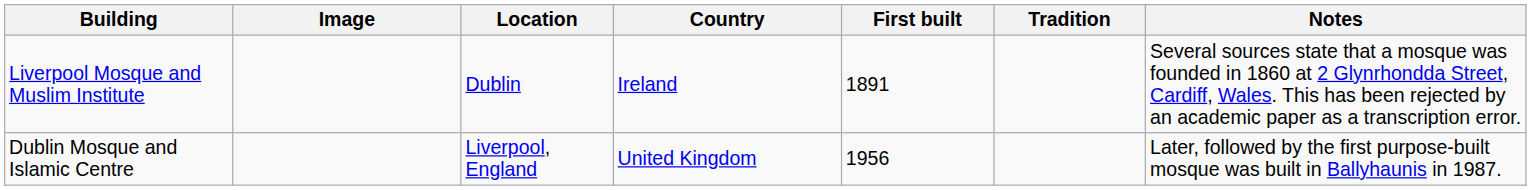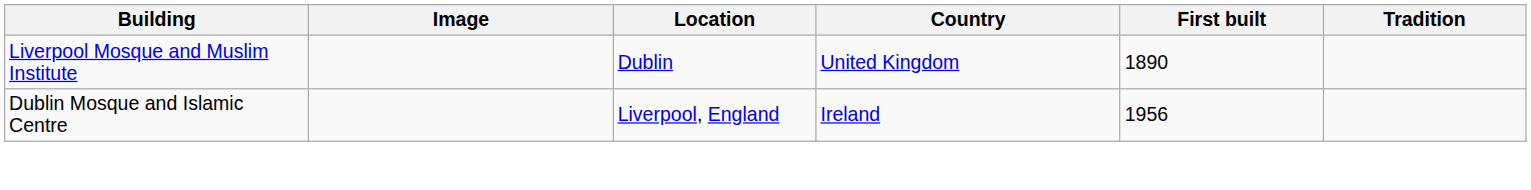- column: (1336, 19)
(647, 83) Ireland -> (890, 61) United Kingdom
(868, 83) 1891 -> (1146, 61) 1890
(687, 158) United Kingdom -> (850, 114) Ireland
